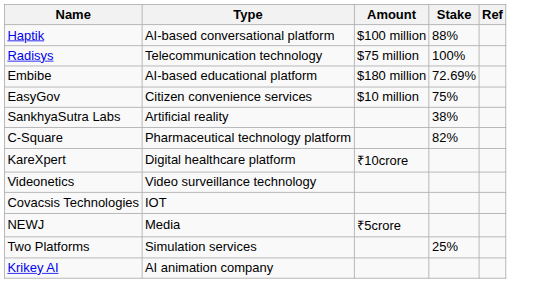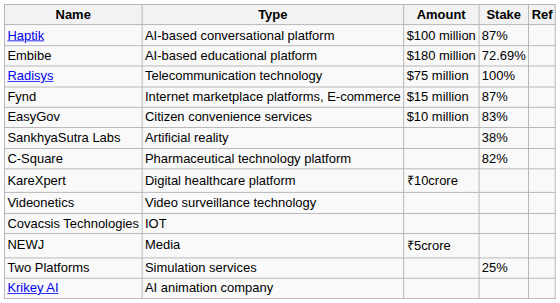(445, 35) 88% -> (495, 35) 87%
rows swapped: (29, 76) <-> (30, 55)
+ row: (22, 96)
(445, 96) 75% -> (495, 117) 83%
